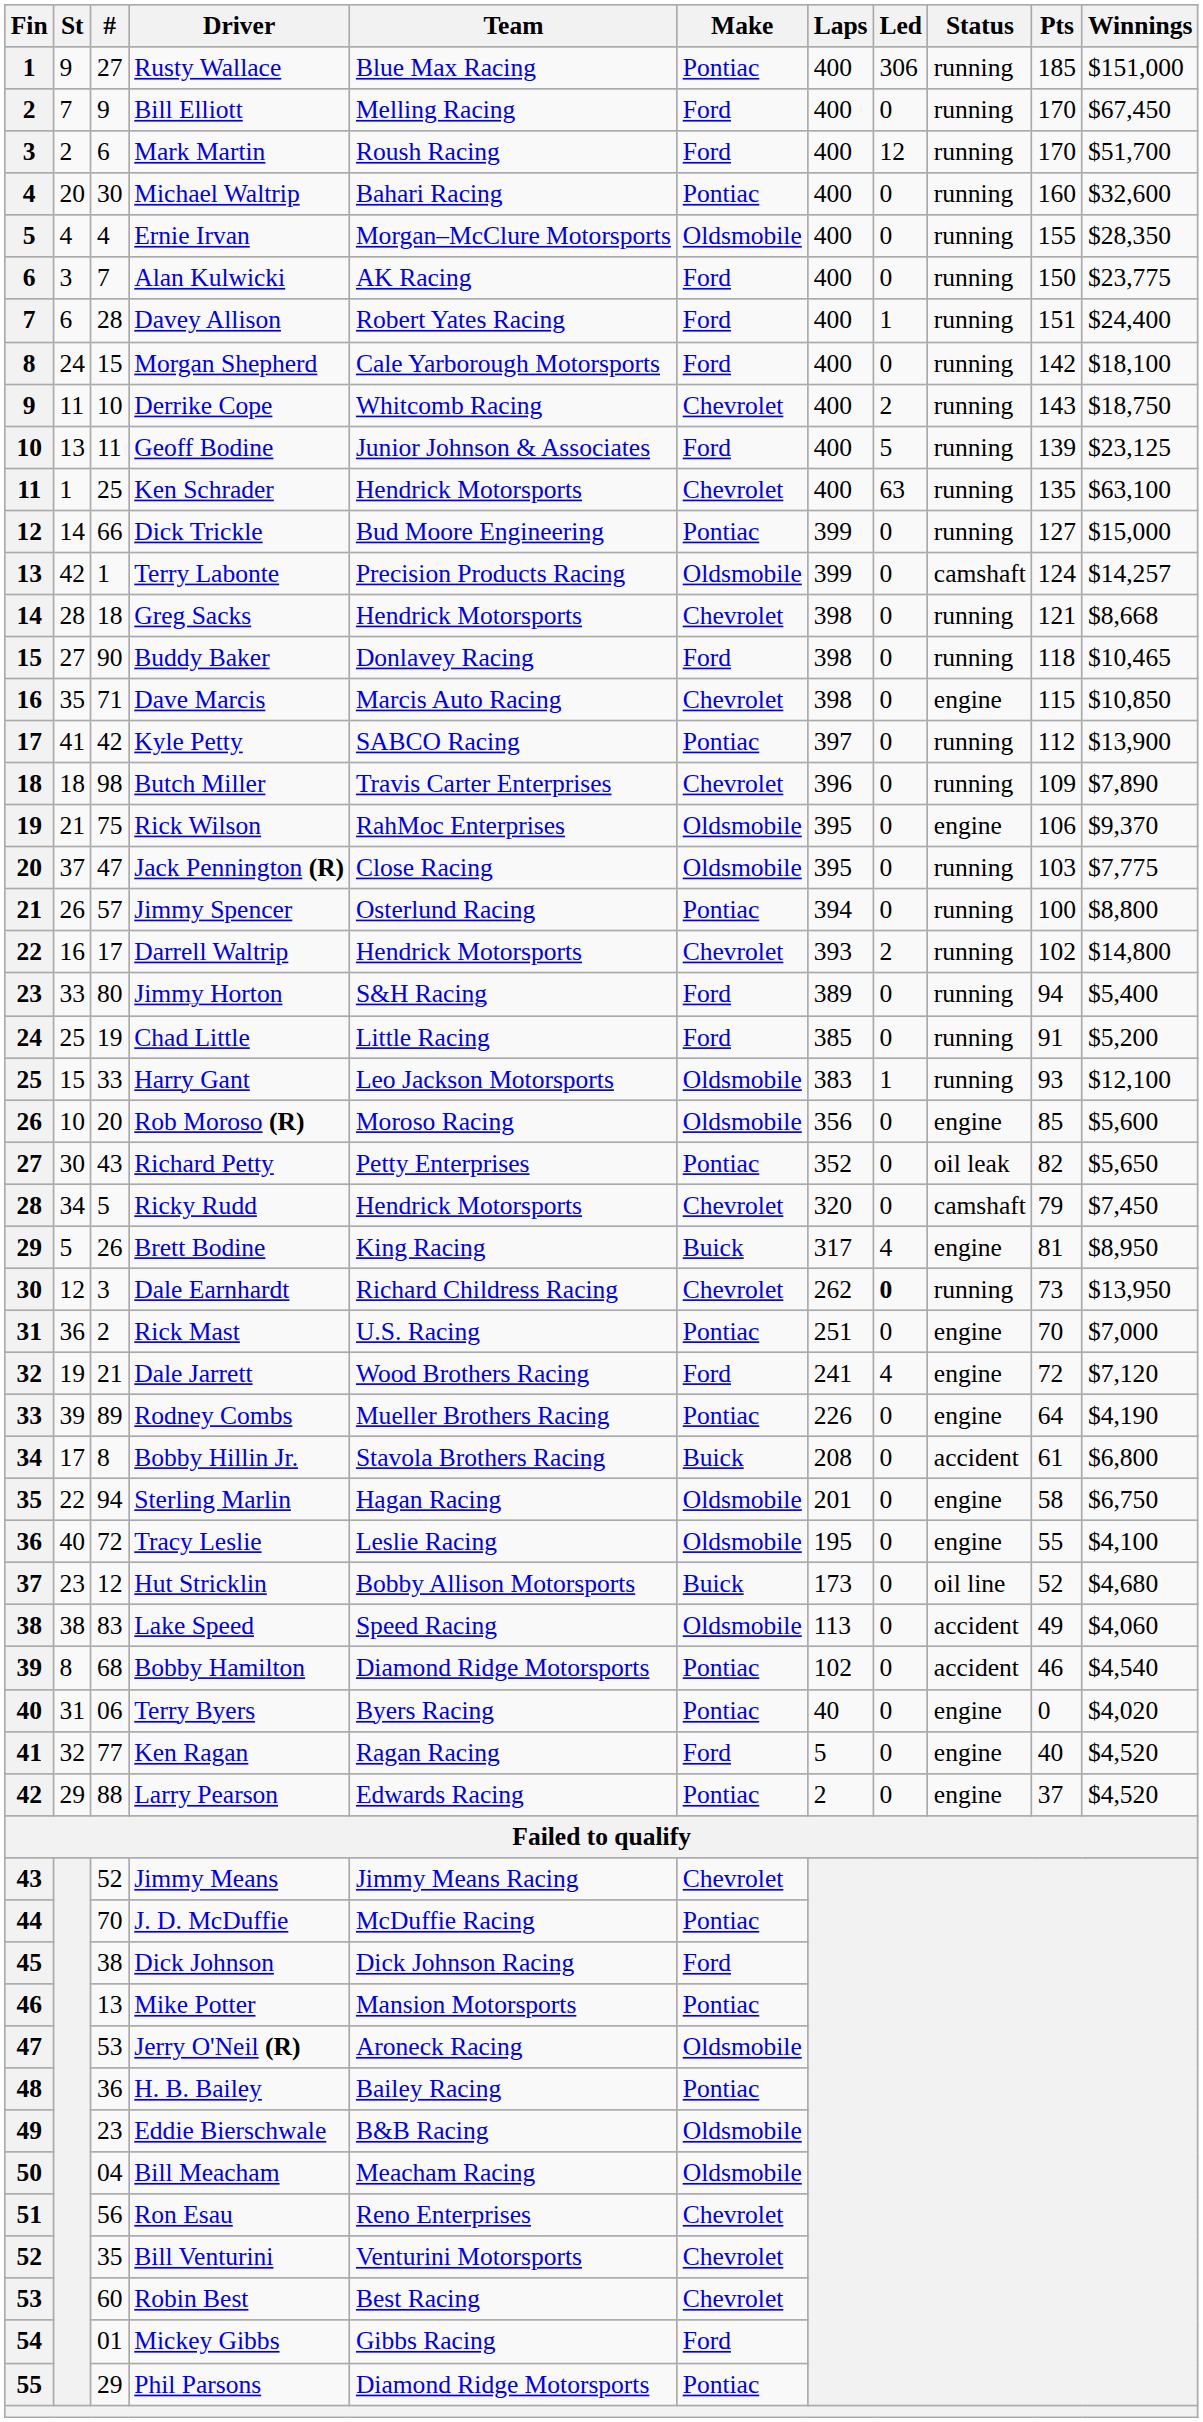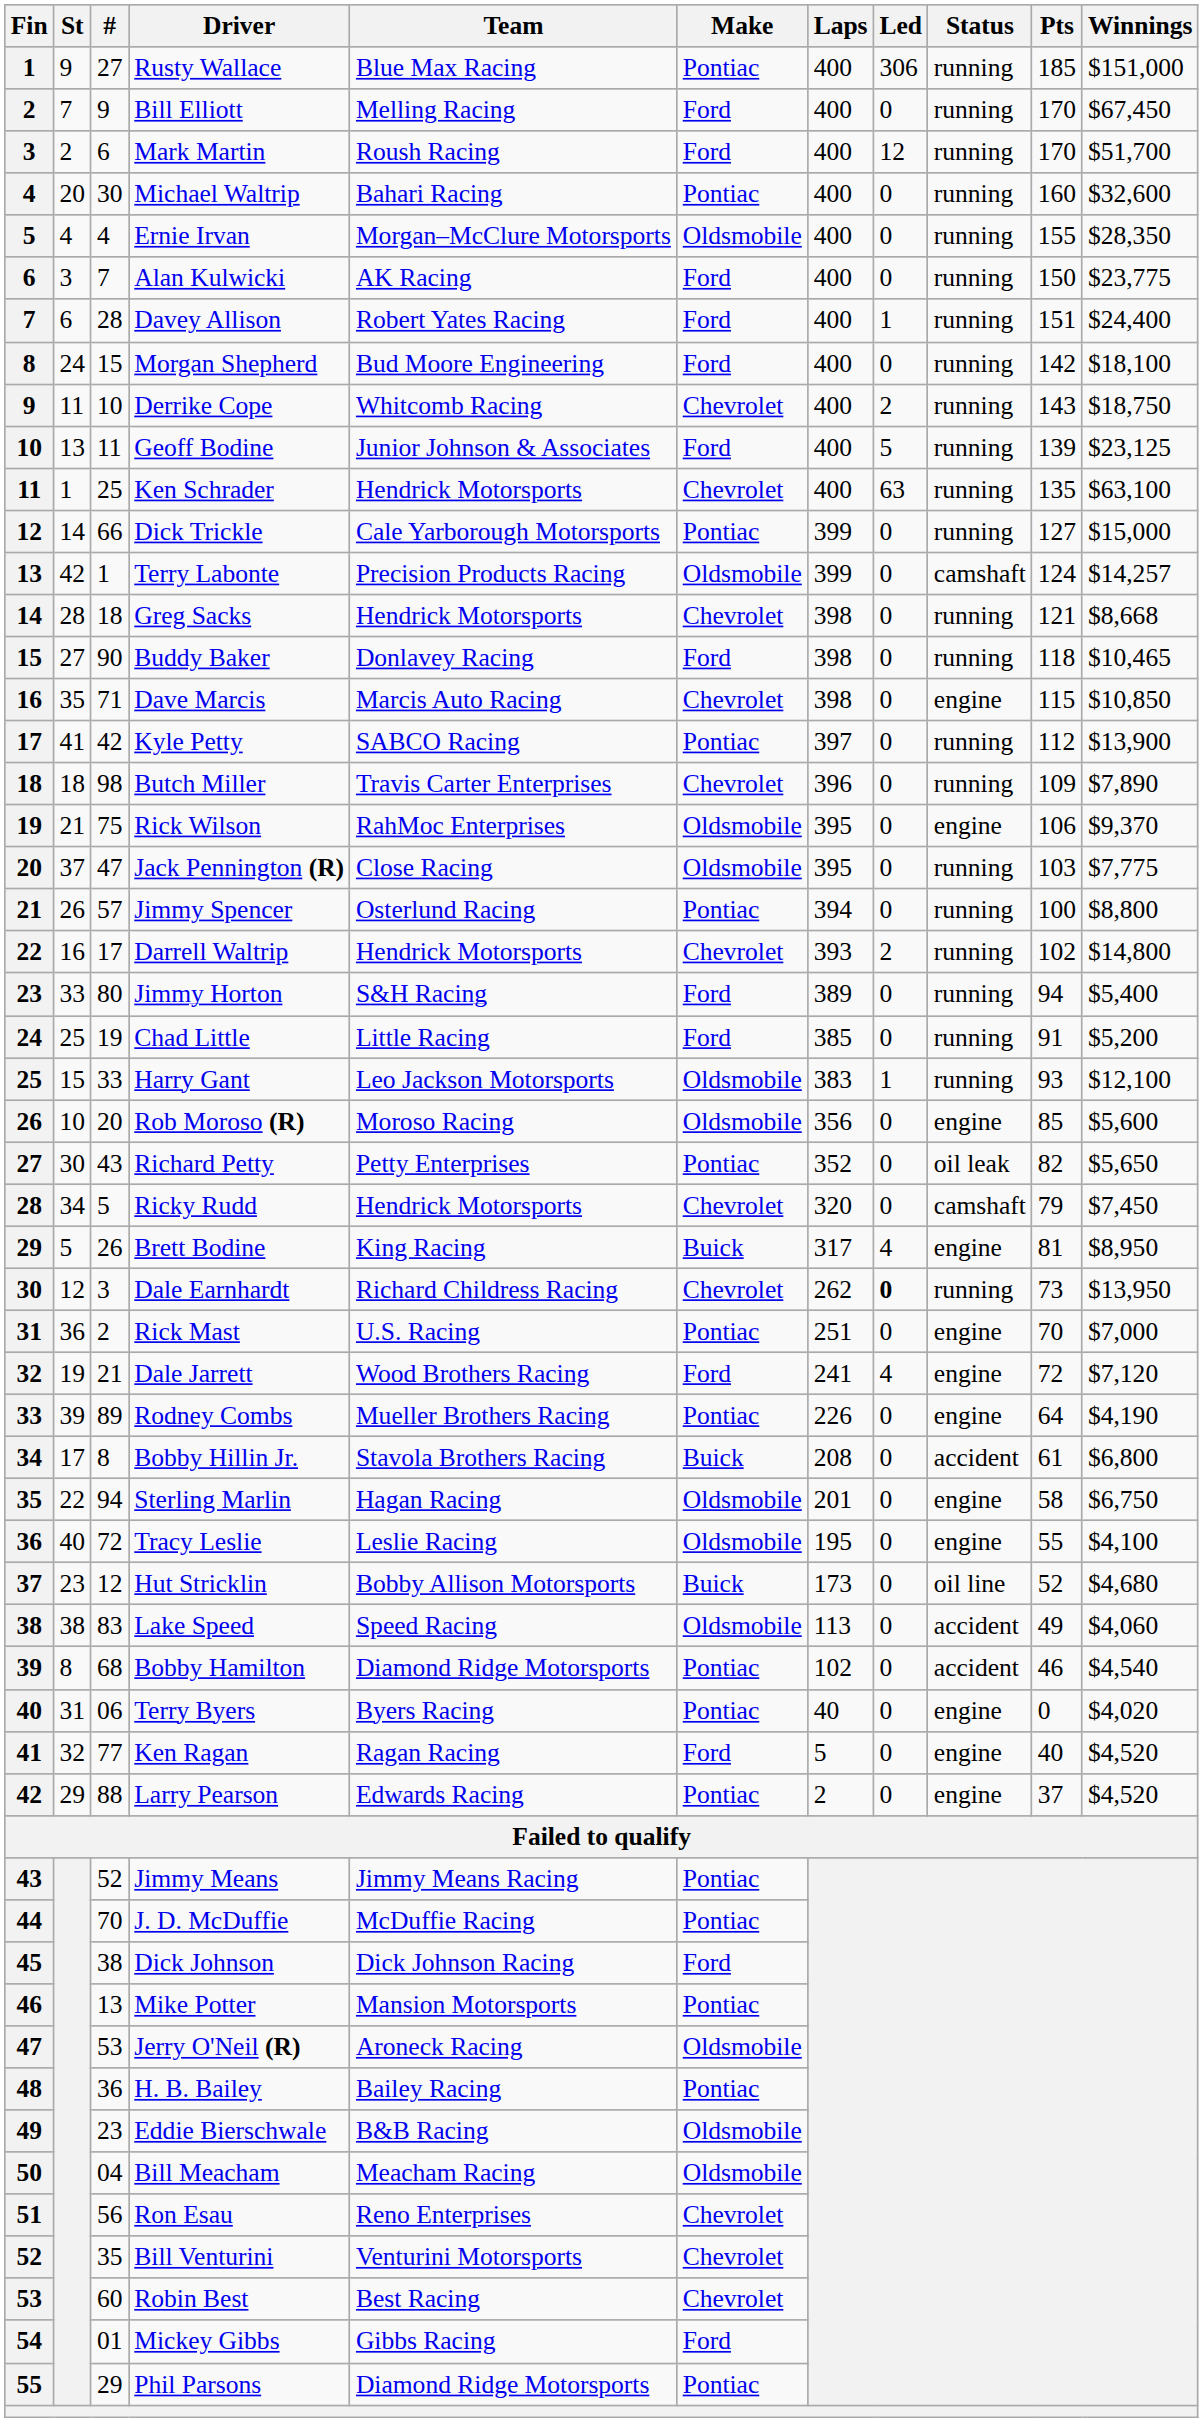(508, 362) Cale Yarborough Motorsports -> (480, 362) Bud Moore Engineering
(480, 530) Bud Moore Engineering -> (508, 530) Cale Yarborough Motorsports
(733, 1878) Chevrolet -> (721, 1878) Pontiac
